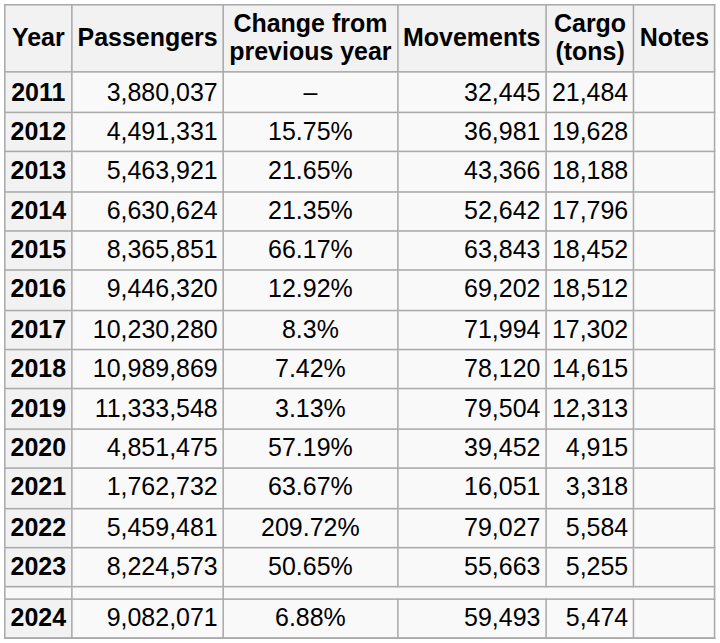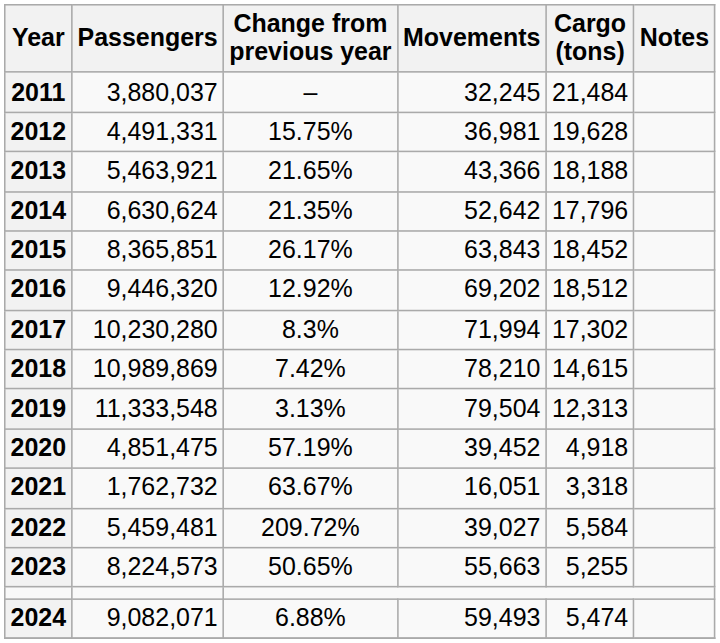(502, 91) 32,445 -> (502, 91) 32,245
(310, 250) 66.17% -> (310, 250) 26.17%
(502, 369) 78,120 -> (502, 369) 78,210
(597, 448) 4,915 -> (597, 448) 4,918
(502, 527) 79,027 -> (502, 527) 39,027
